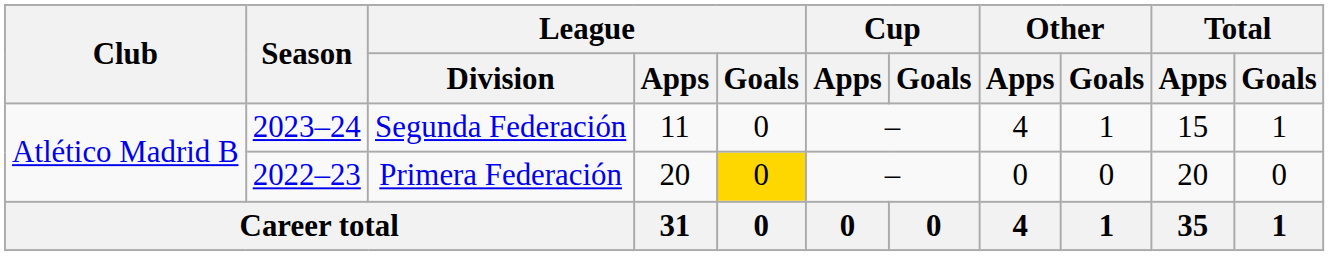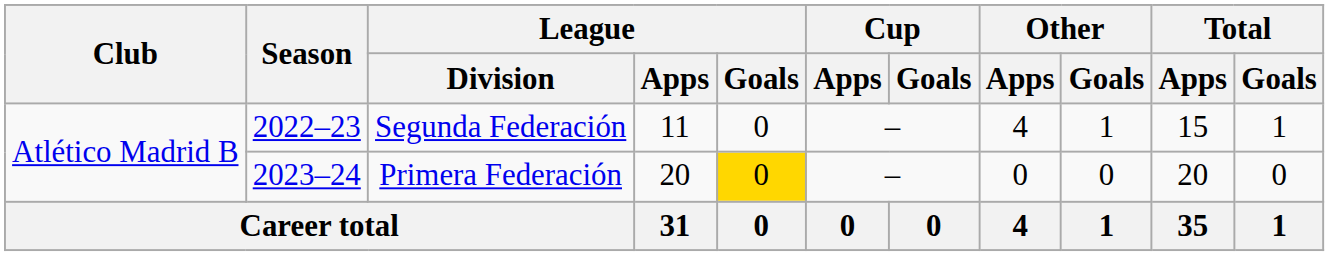(307, 126) 2023–24 -> (307, 126) 2022–23
(307, 175) 2022–23 -> (307, 175) 2023–24
